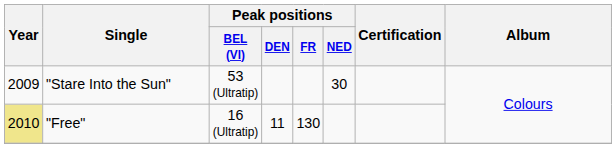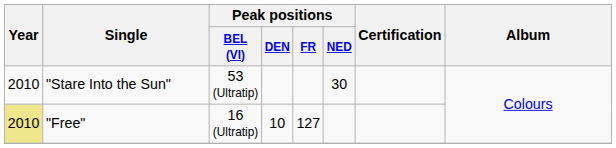(24, 84) 2009 -> (24, 84) 2010
(277, 123) 11 -> (277, 123) 10
(308, 123) 130 -> (308, 123) 127
